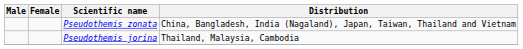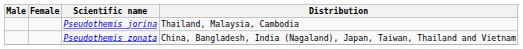rows swapped: (110, 38) <-> (110, 24)
